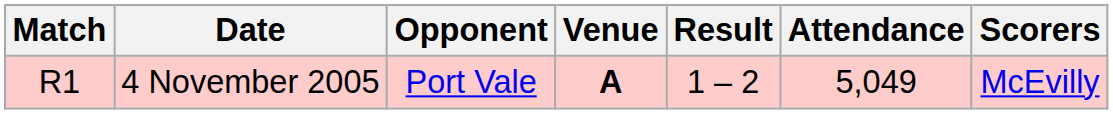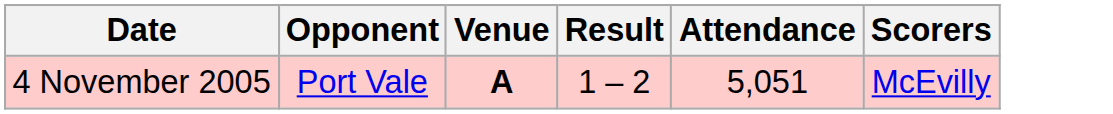- column: (59, 30)
(876, 81) 5,049 -> (767, 81) 5,051
